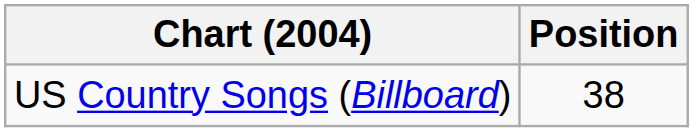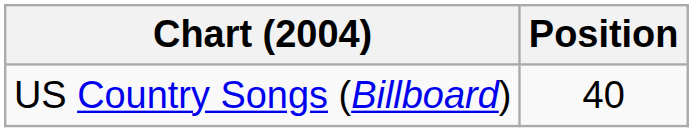(604, 94) 38 -> (604, 94) 40
